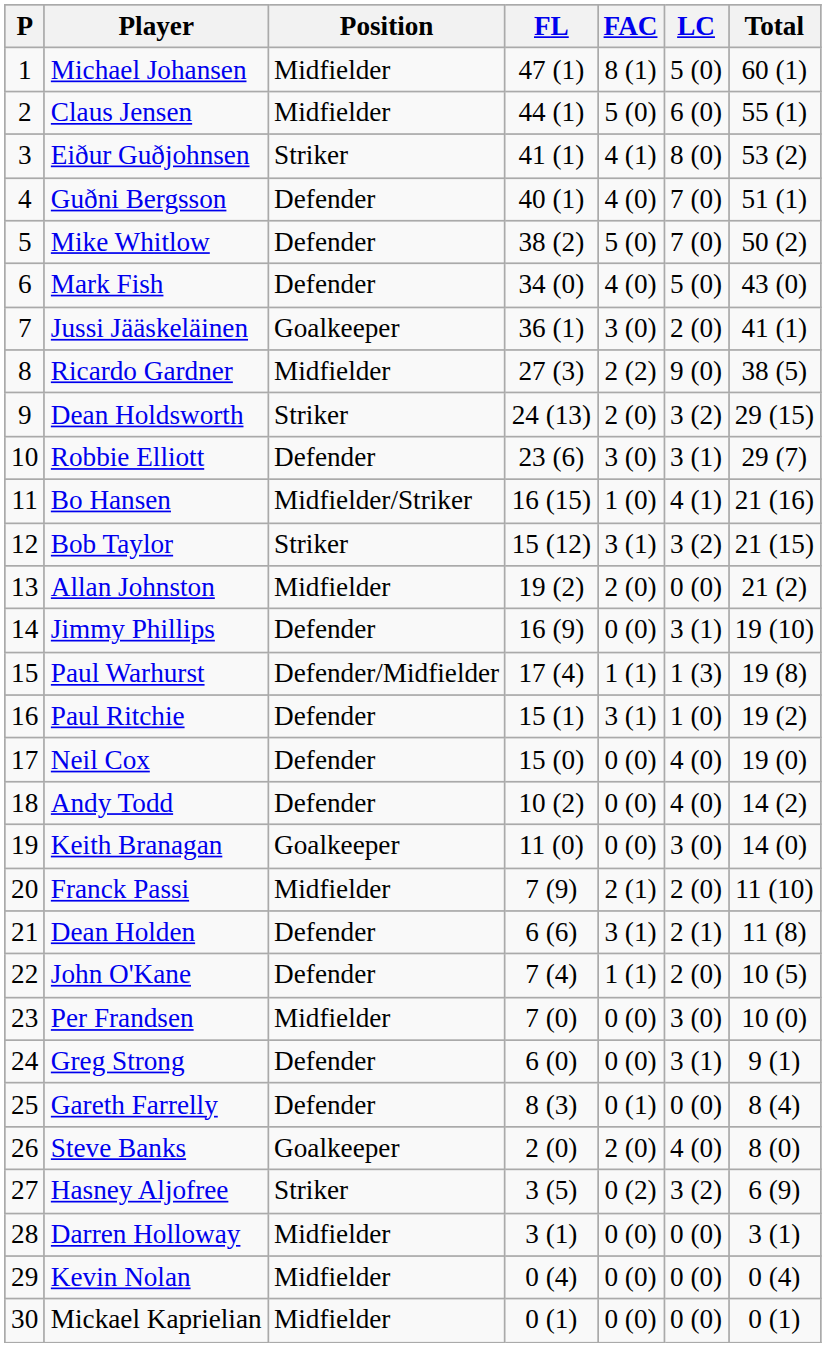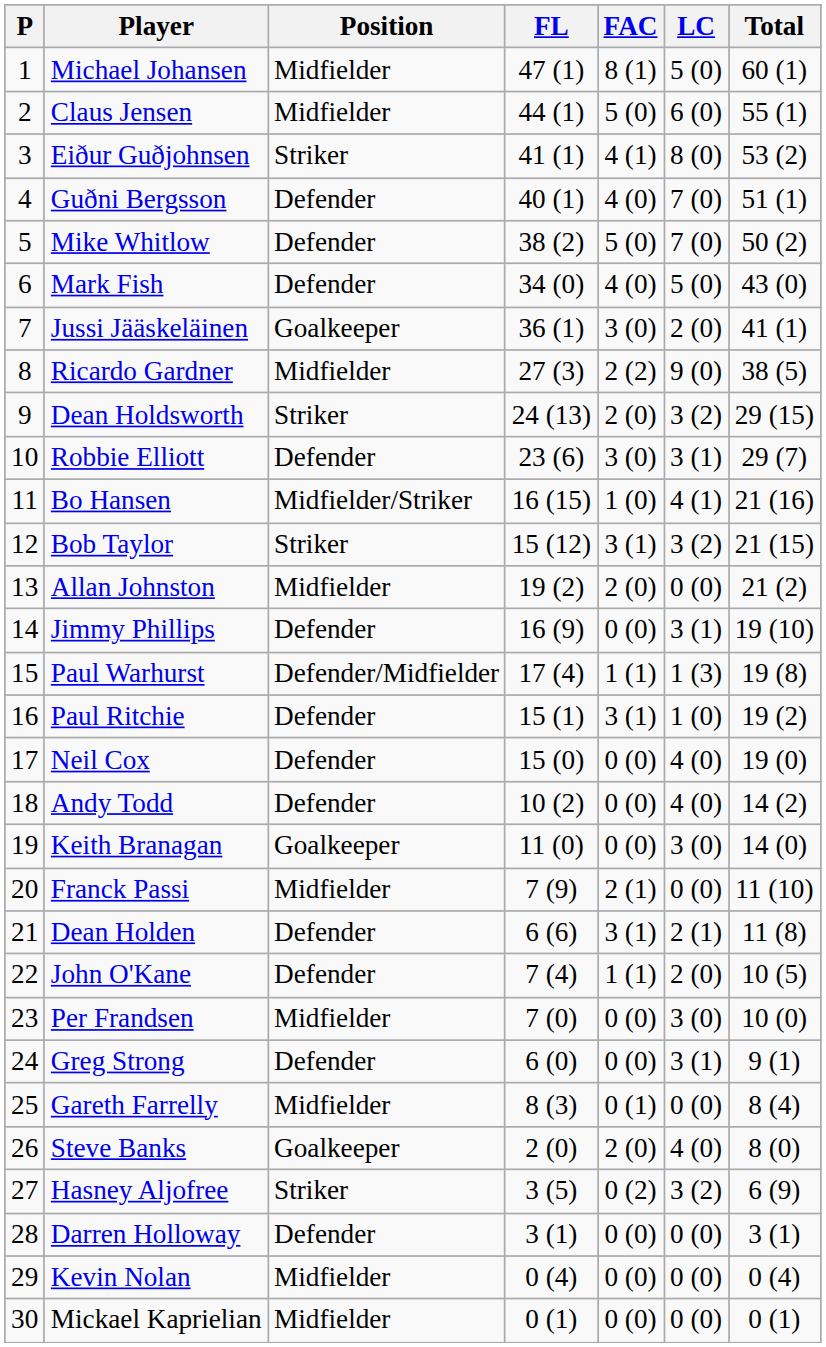(696, 888) 2 (0) -> (696, 888) 0 (0)
(325, 1104) Defender -> (332, 1104) Midfielder
(332, 1233) Midfielder -> (325, 1233) Defender
